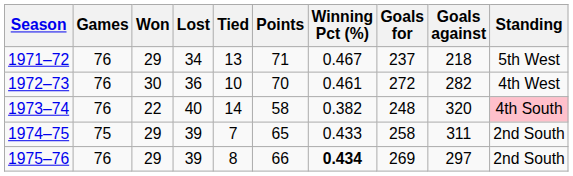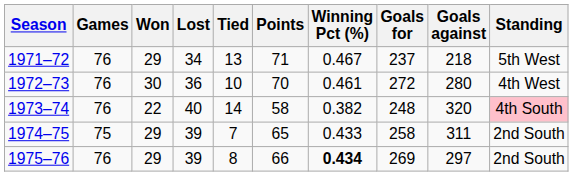(459, 84) 282 -> (459, 84) 280
